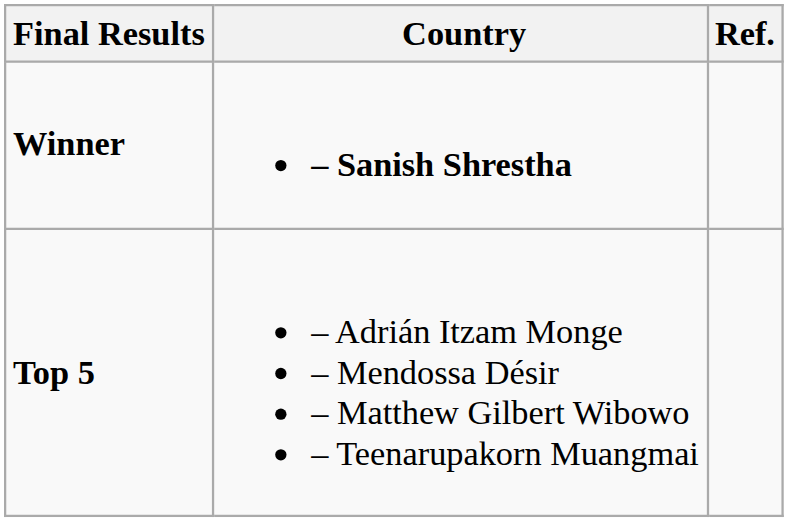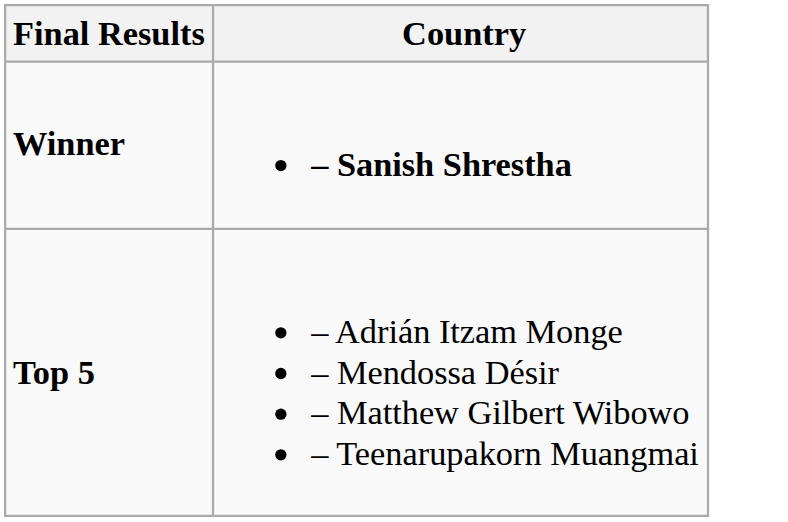- column: (745, 33)
